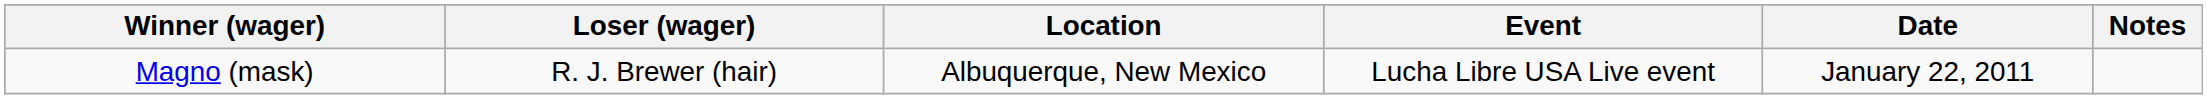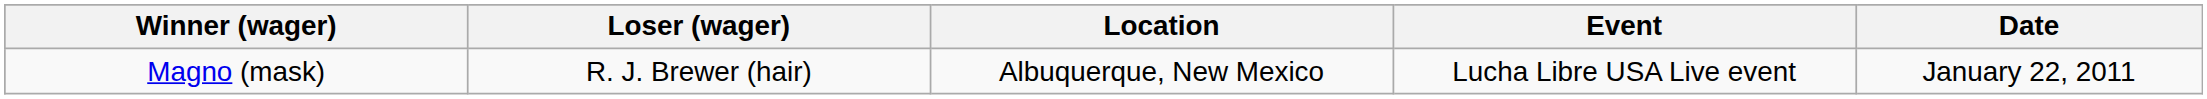- column: (2148, 26)
